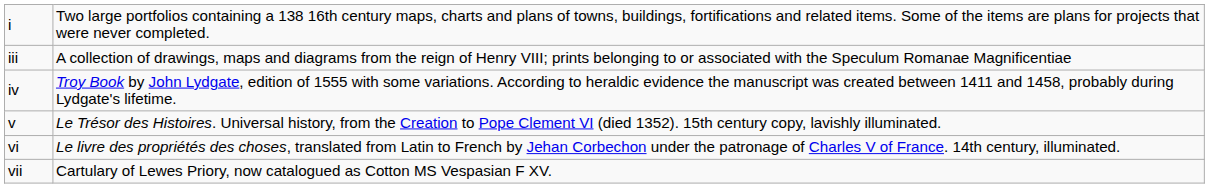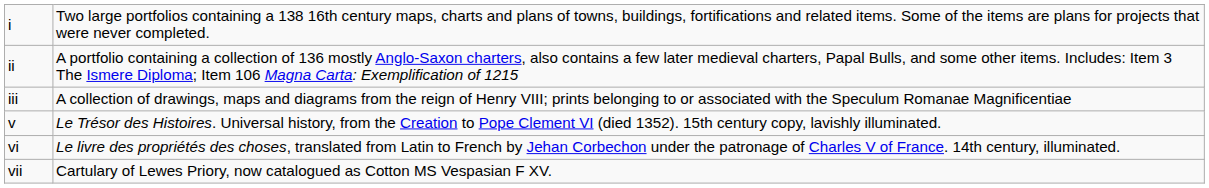+ row: (11, 66)
- row: (13, 90)
